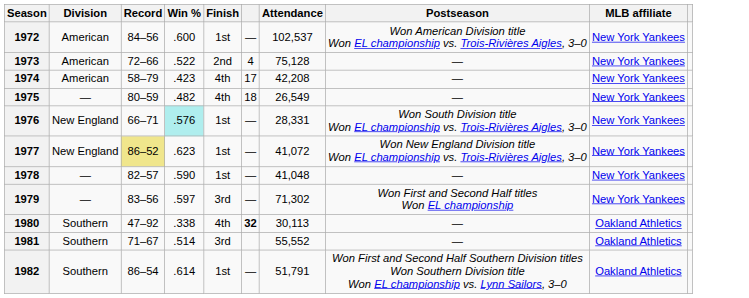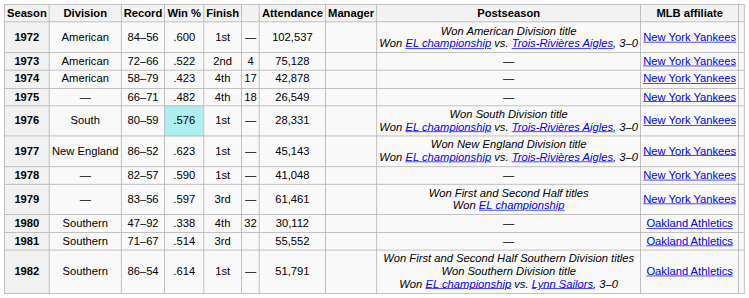+ column: (351, 13)
(292, 79) 42,208 -> (292, 79) 42,878
(143, 97) 80–59 -> (143, 97) 66–71
(85, 121) New England -> (85, 121) South
(143, 121) 66–71 -> (143, 121) 80–59
(143, 151) khaki background -> (143, 151) no background
(292, 151) 41,072 -> (292, 151) 45,143
(292, 199) 71,302 -> (292, 199) 61,461
(251, 223) bold -> (251, 223) normal
(292, 223) 30,113 -> (292, 223) 30,112
